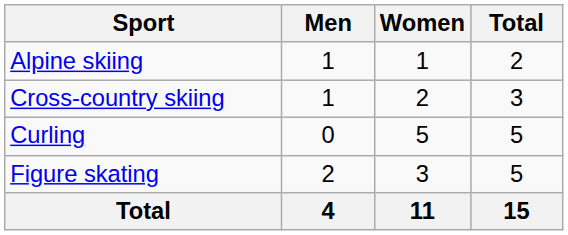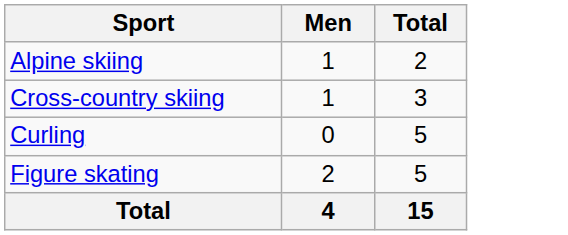- column: (422, 23)
